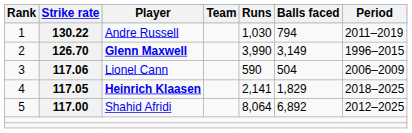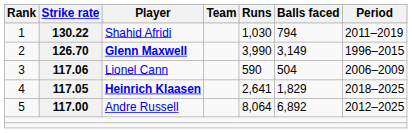(142, 32) Andre Russell -> (138, 32) Shahid Afridi
(257, 88) 2,141 -> (257, 88) 2,641
(138, 107) Shahid Afridi -> (142, 107) Andre Russell
